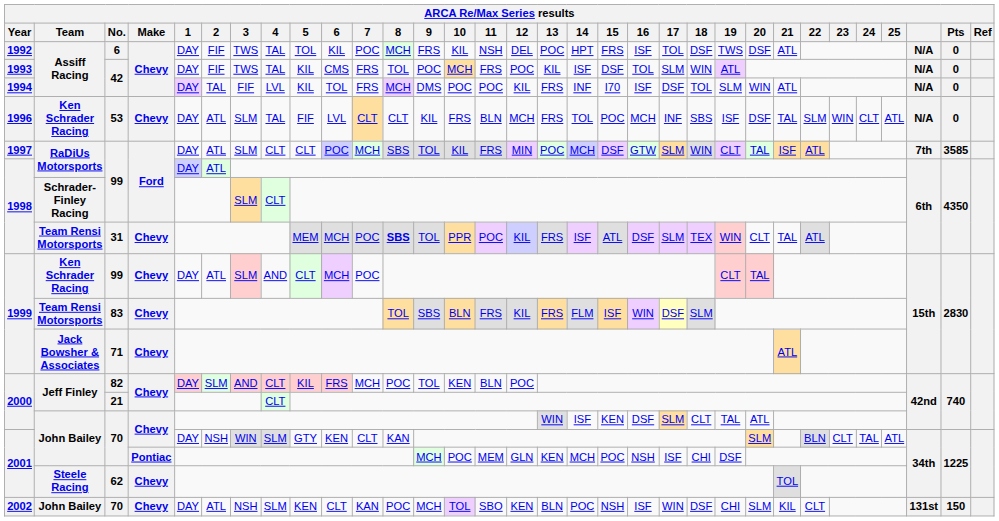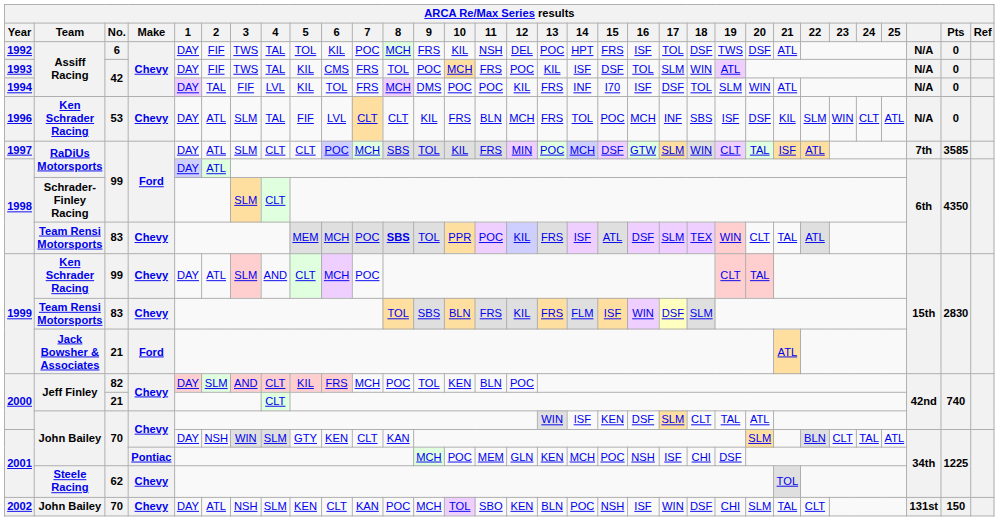(787, 119) TAL -> (787, 119) KIL
(117, 238) 31 -> (117, 238) 83
(117, 352) 71 -> (117, 352) 21
(151, 352) Chevy -> (151, 352) Ford
(787, 506) KIL -> (787, 506) TAL
